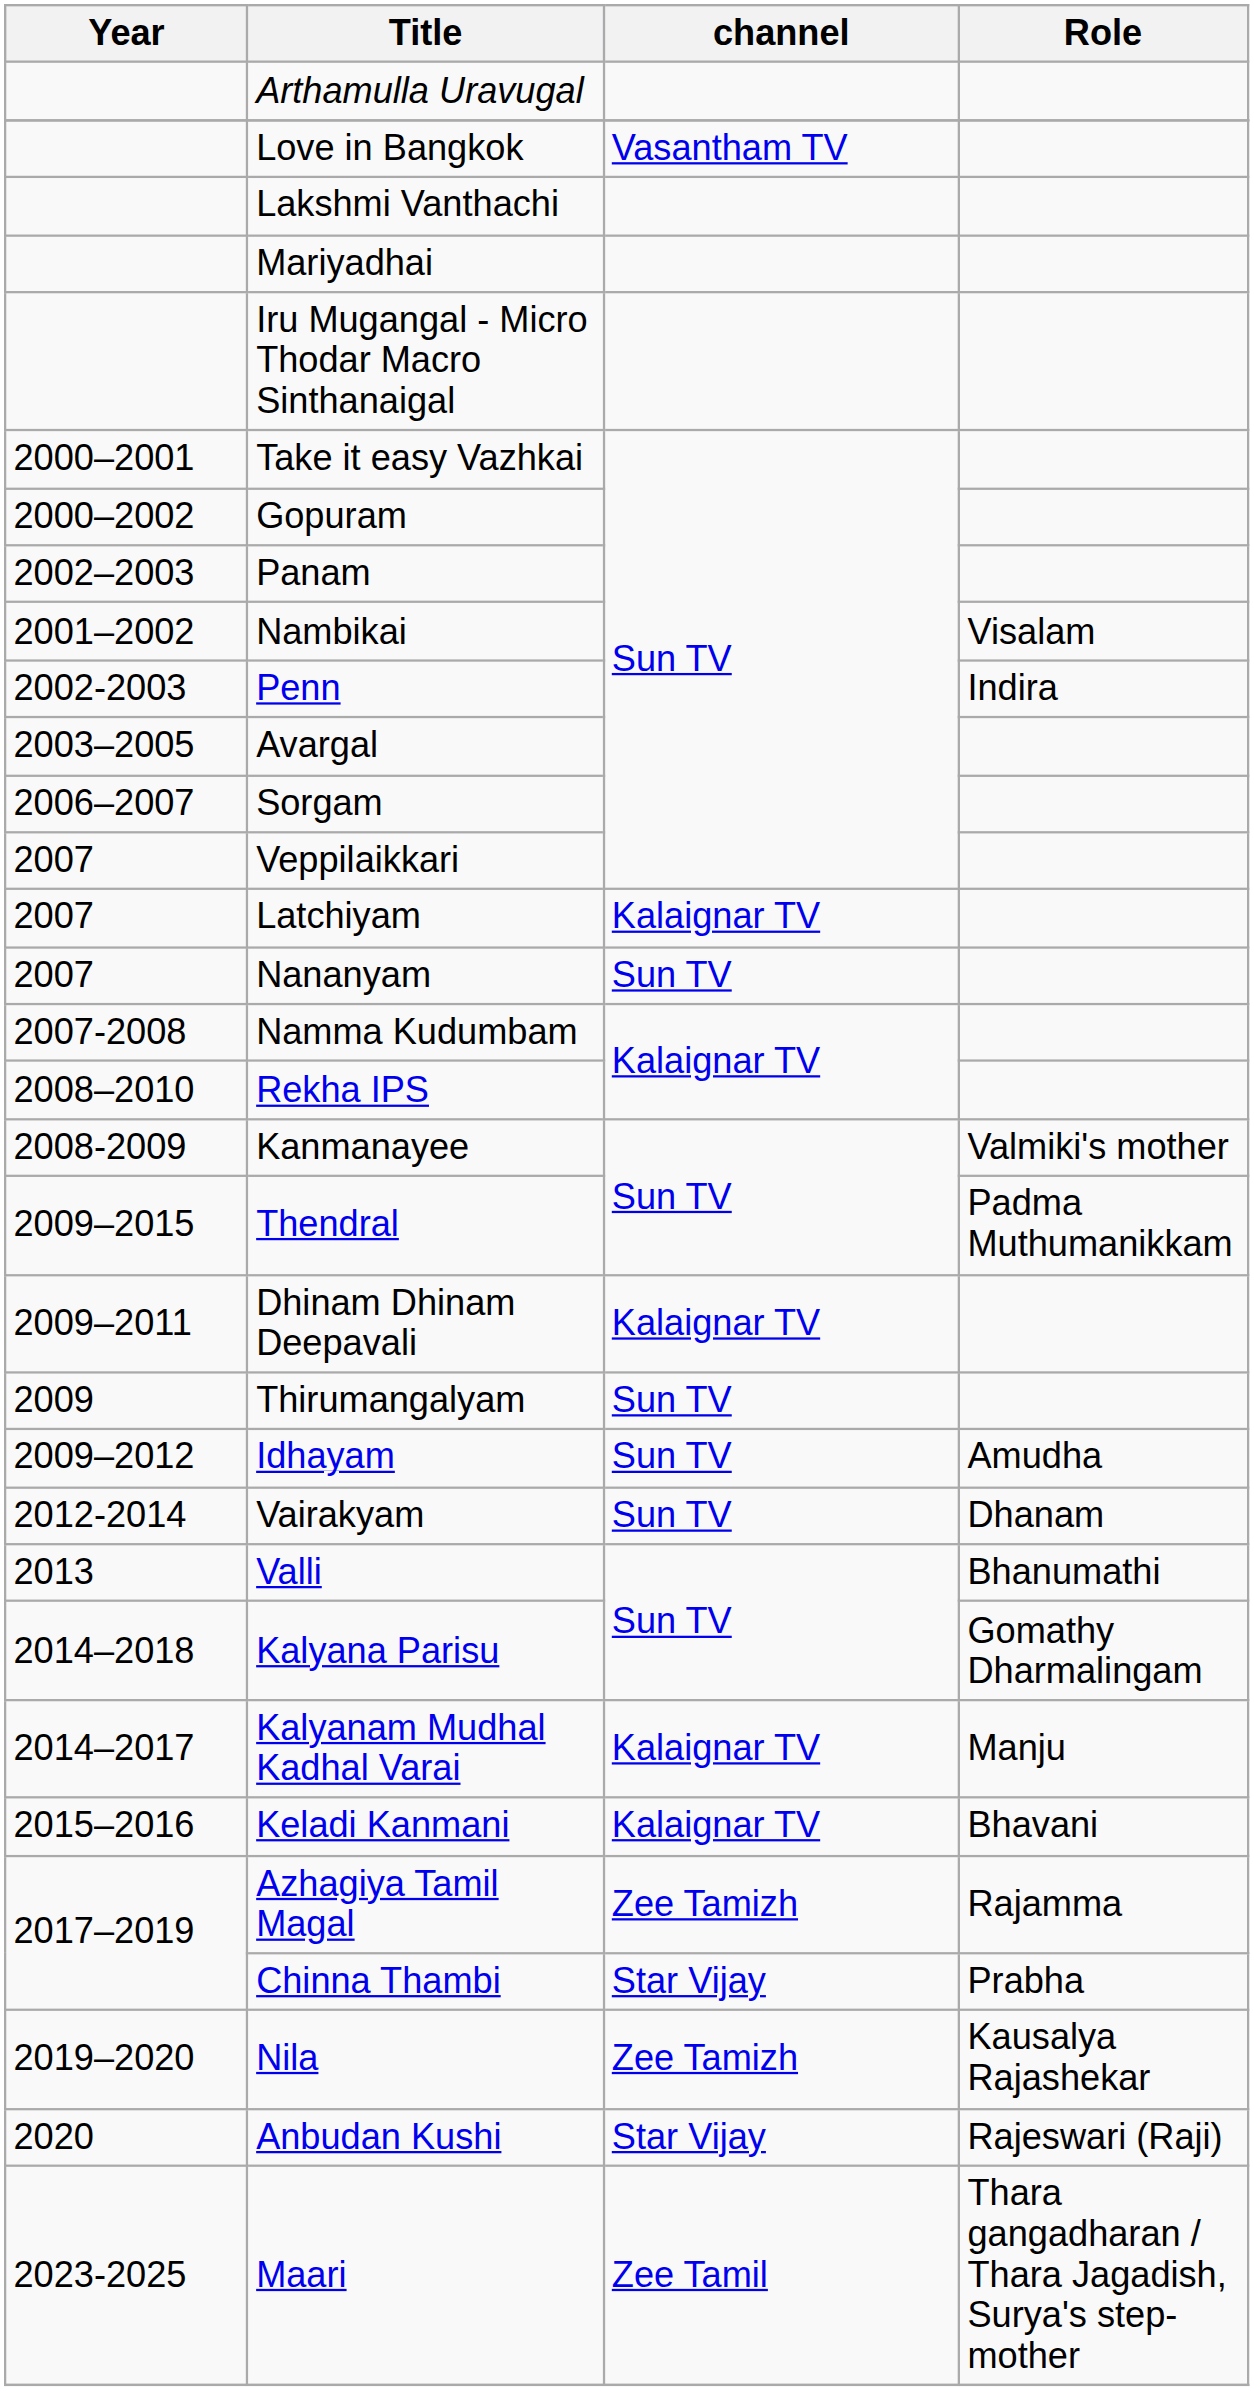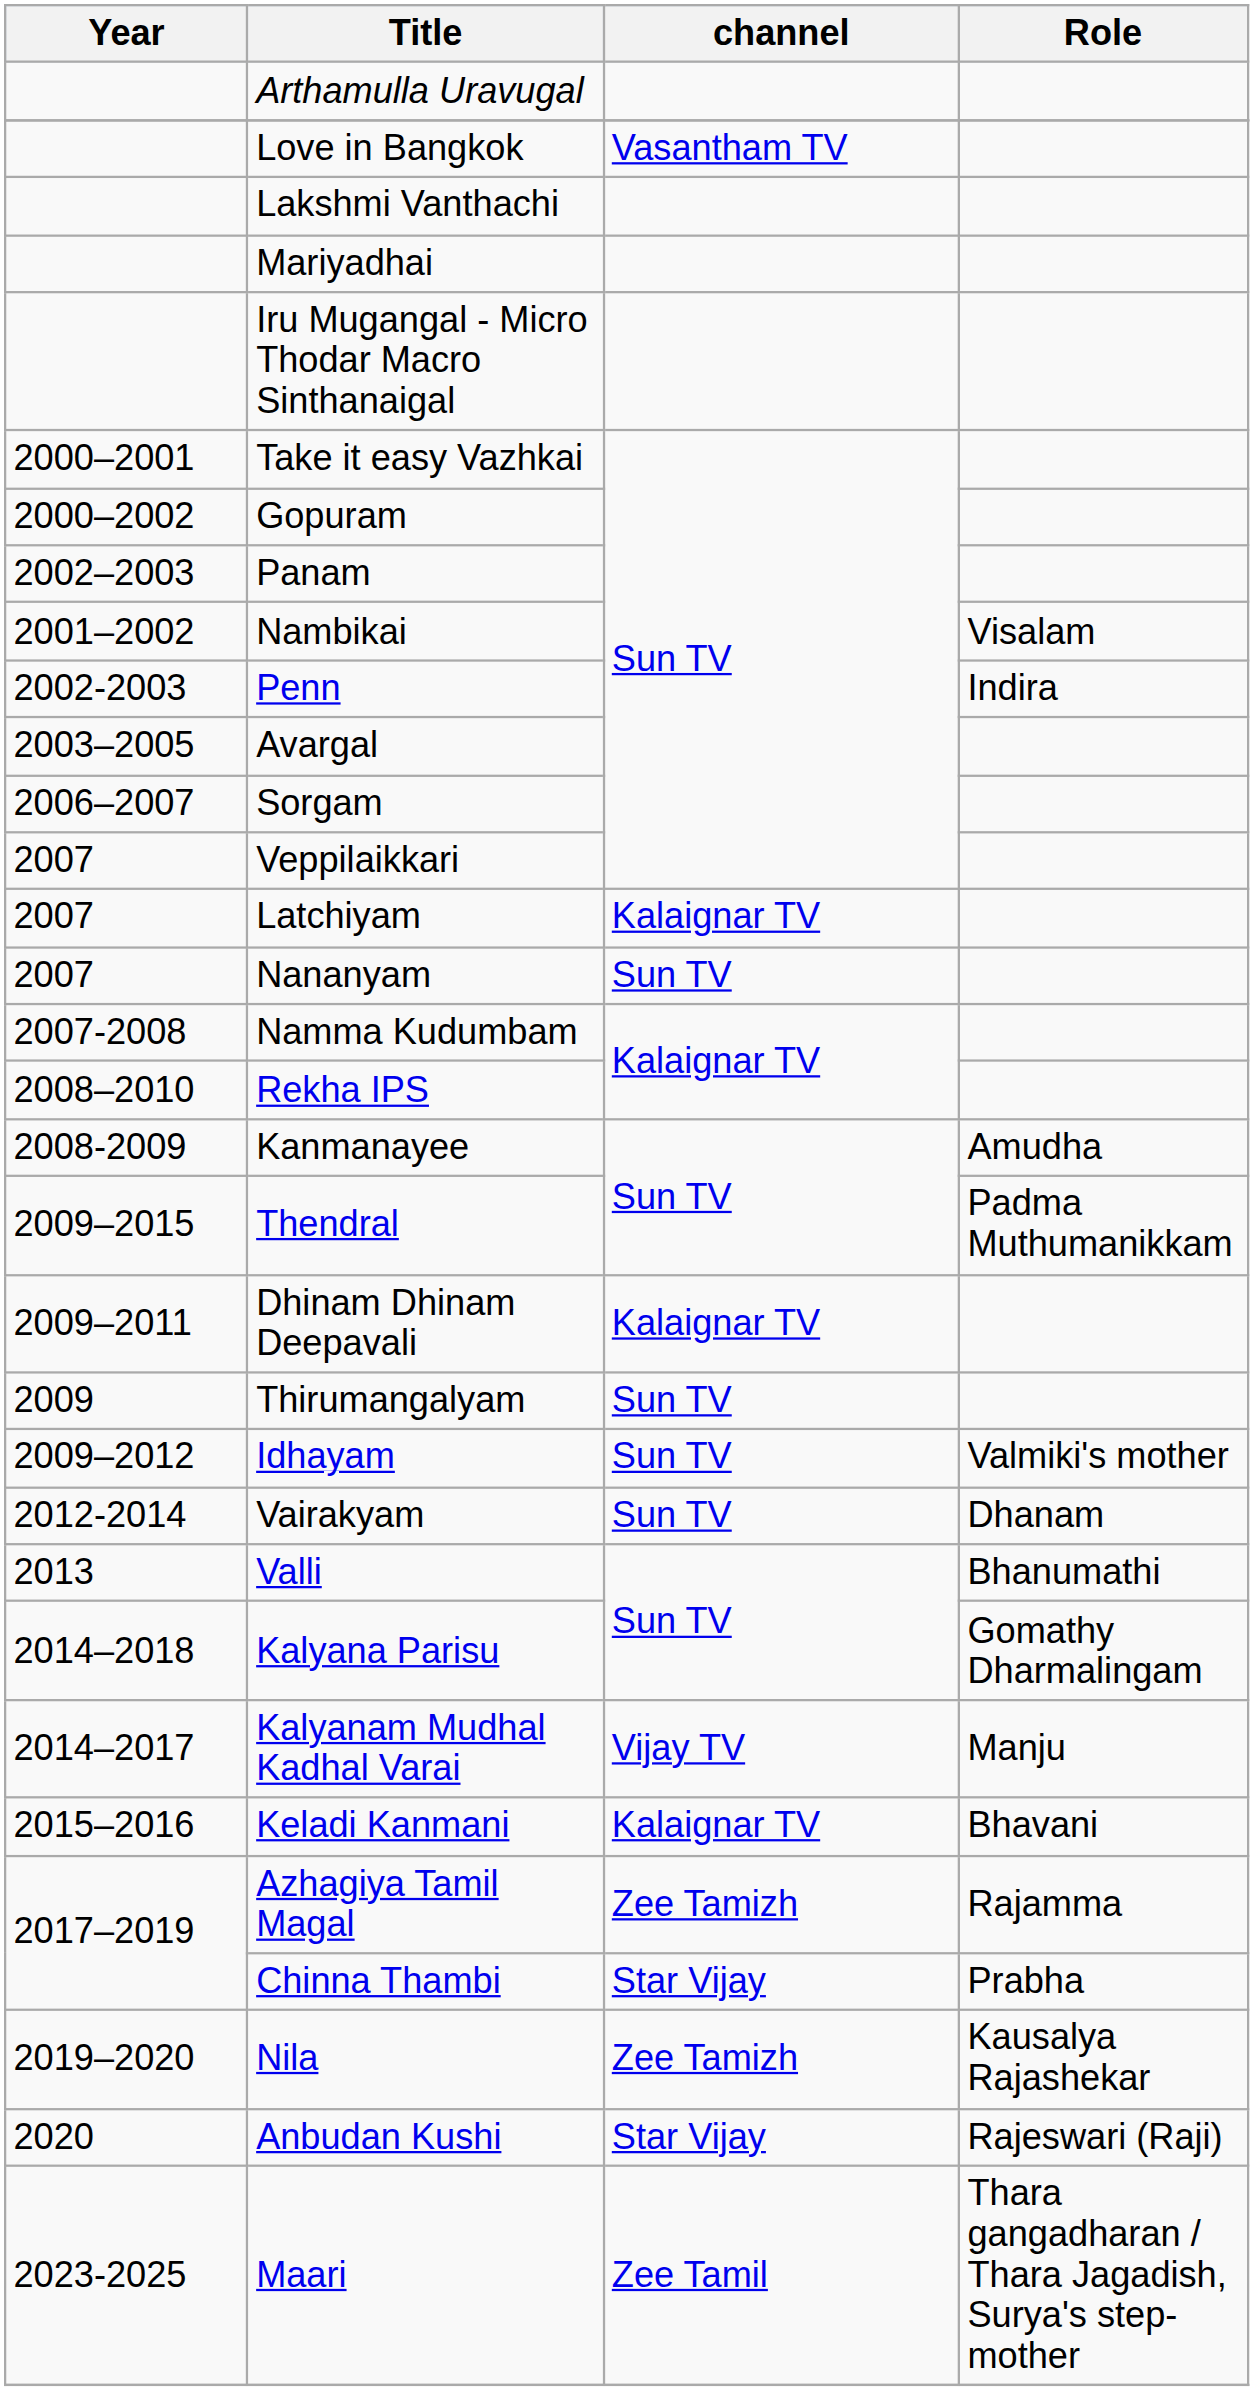(1098, 1146) Valmiki's mother -> (1035, 1146) Amudha
(1035, 1457) Amudha -> (1098, 1457) Valmiki's mother
(716, 1747) Kalaignar TV -> (678, 1747) Vijay TV
